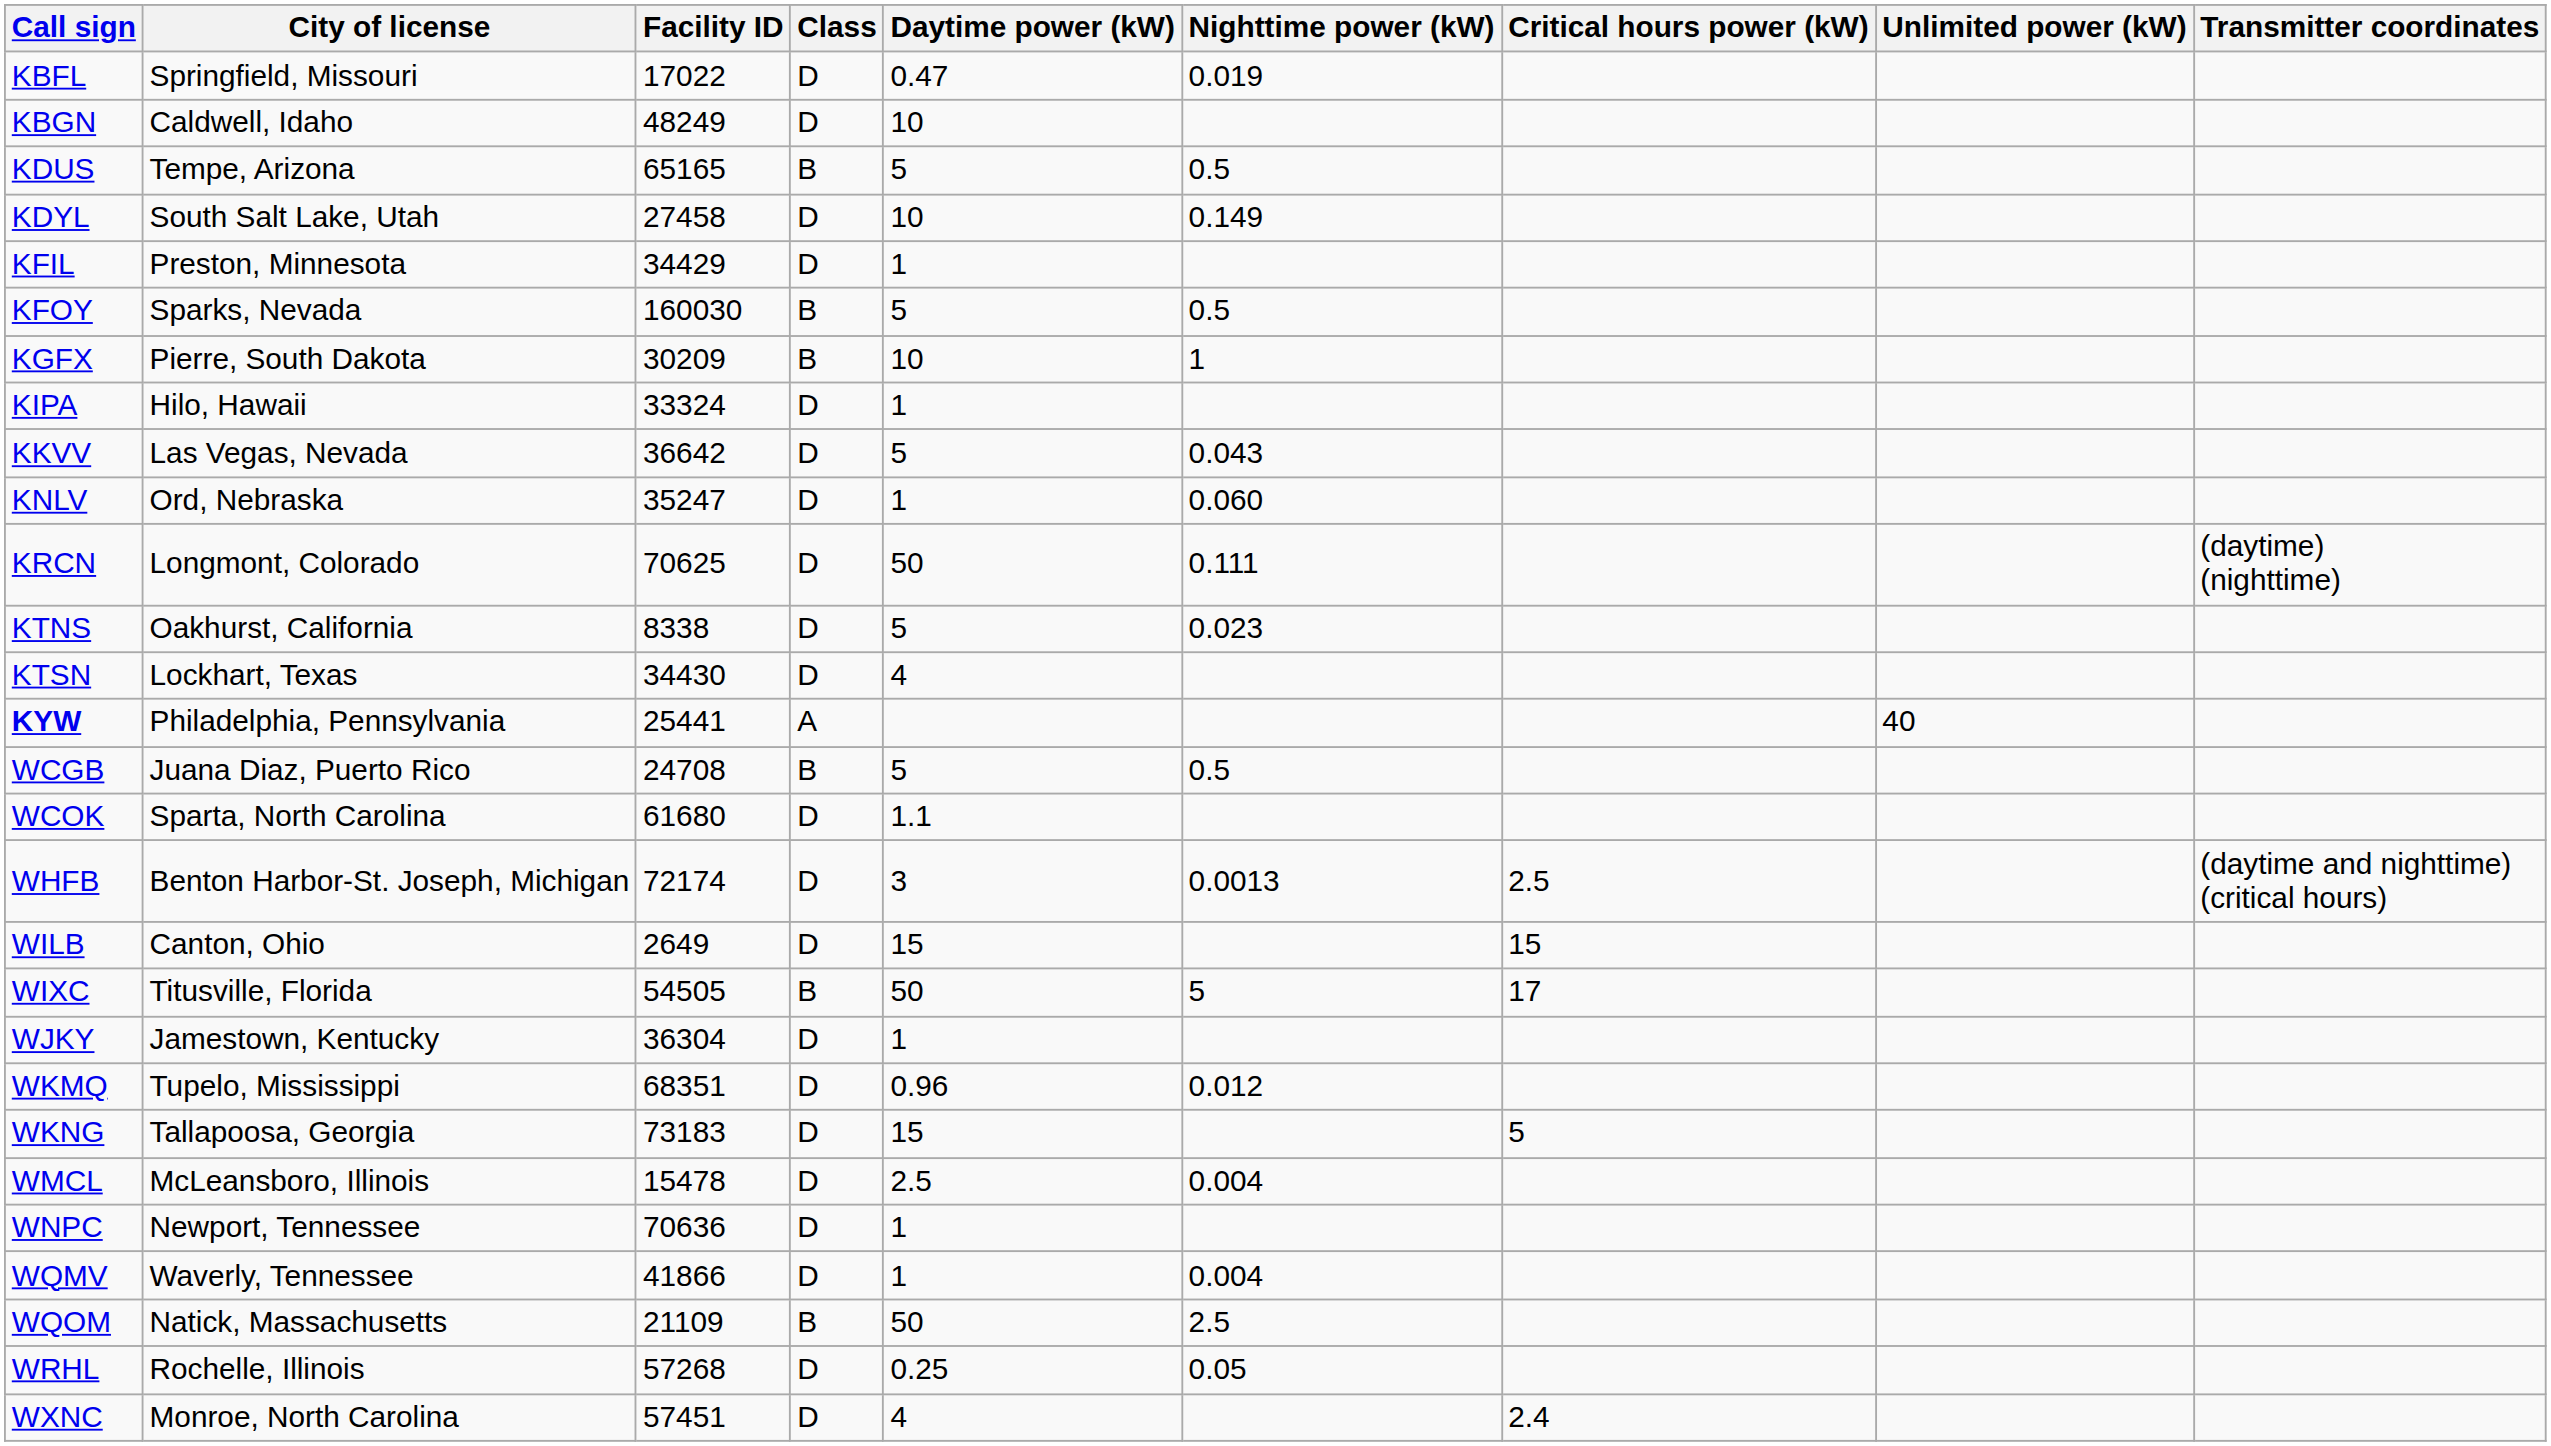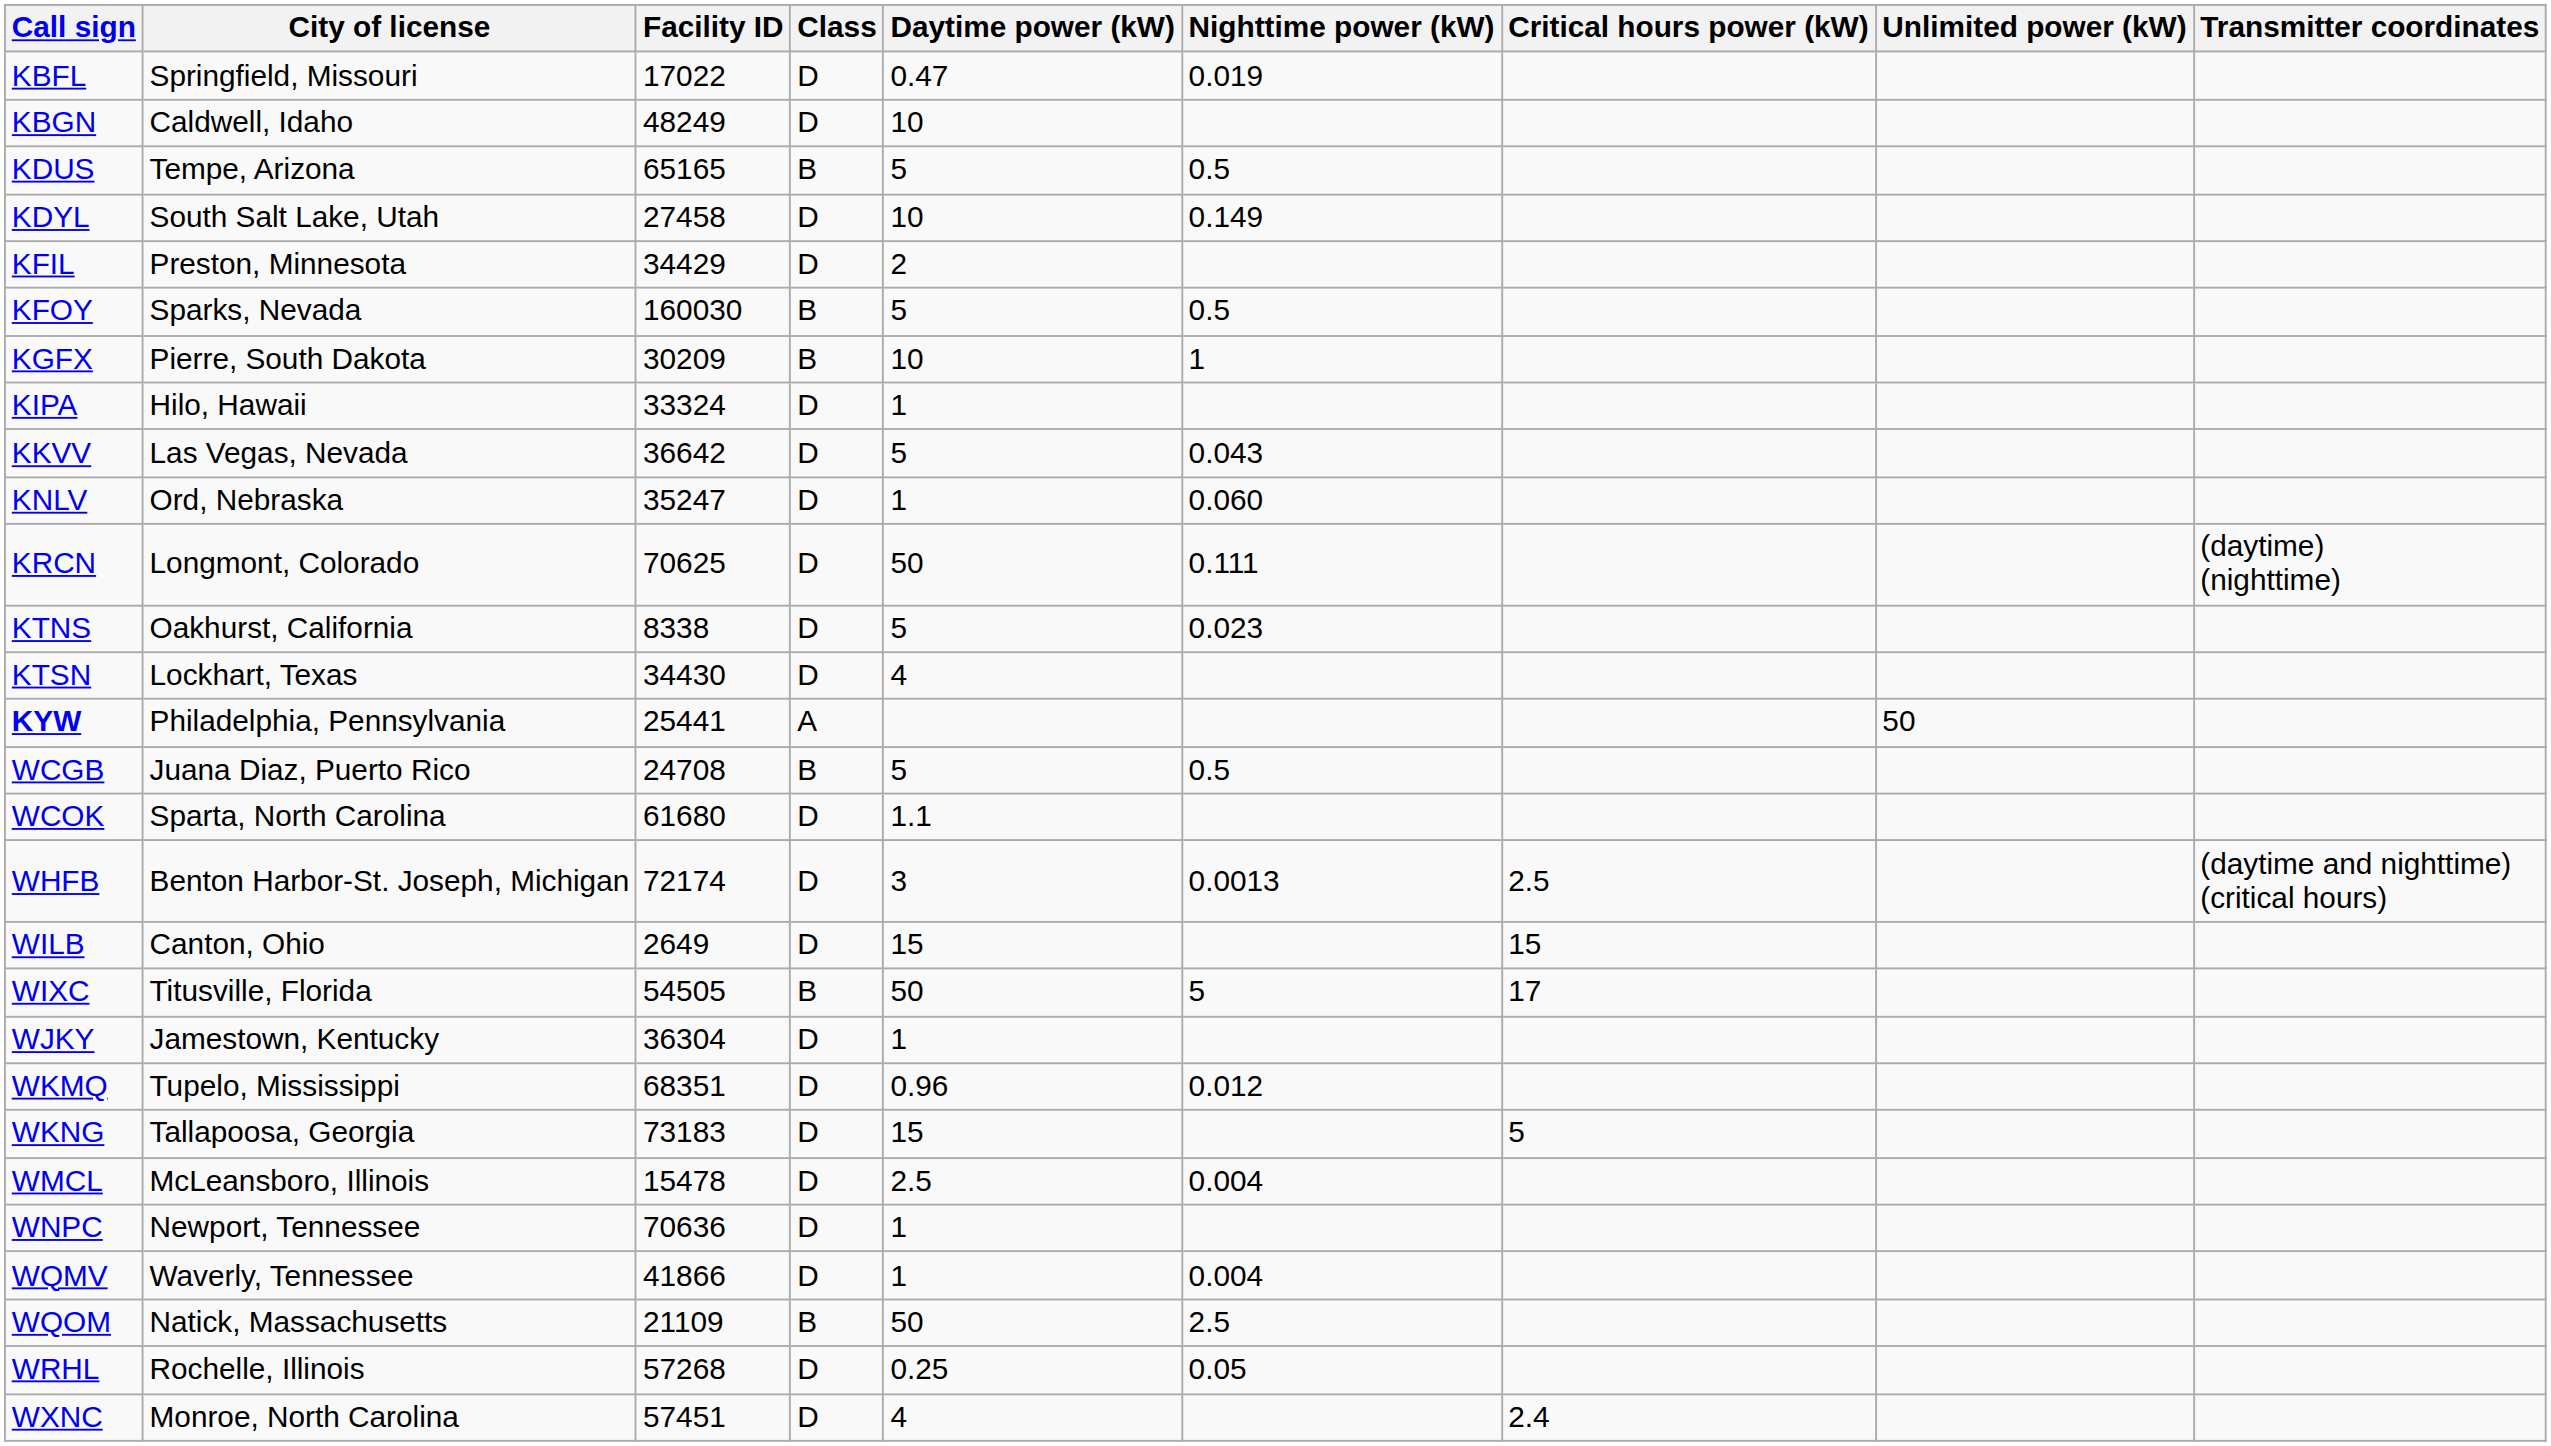(899, 264) 1 -> (899, 264) 2
(1899, 722) 40 -> (1899, 722) 50
